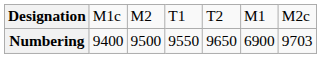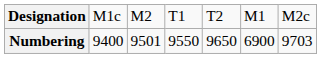(146, 41) 9500 -> (146, 41) 9501
